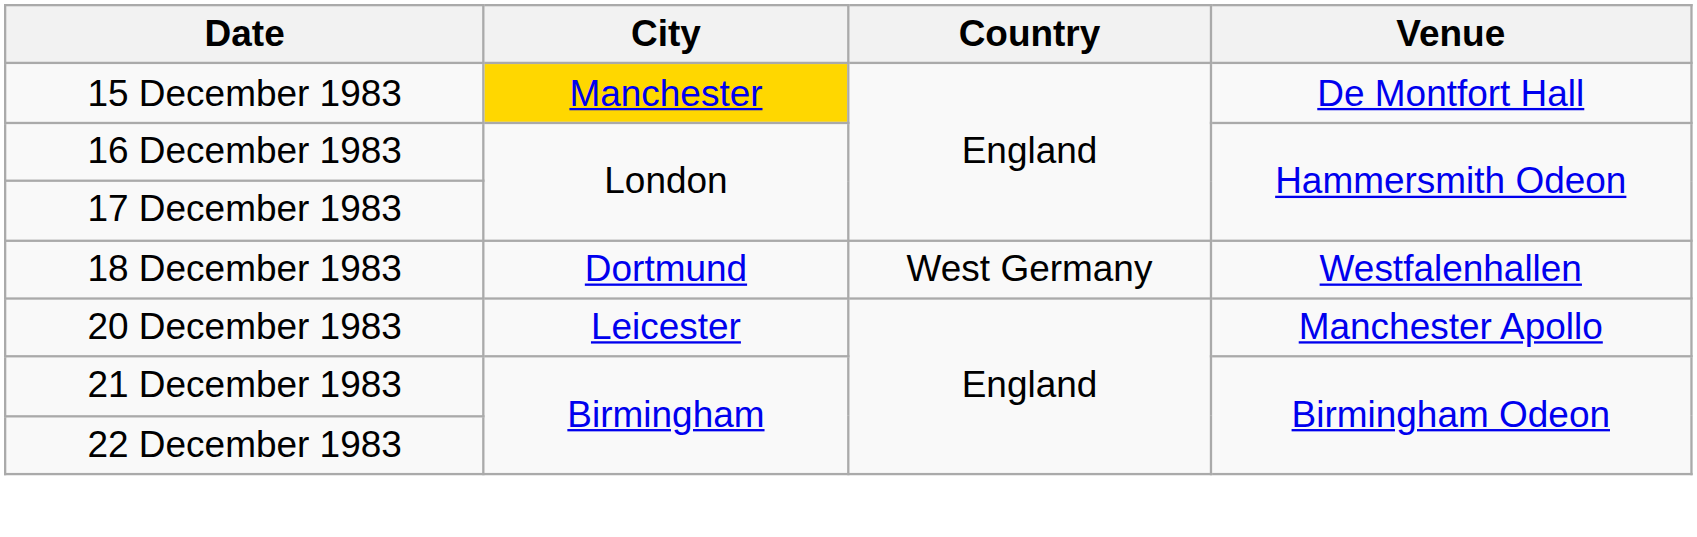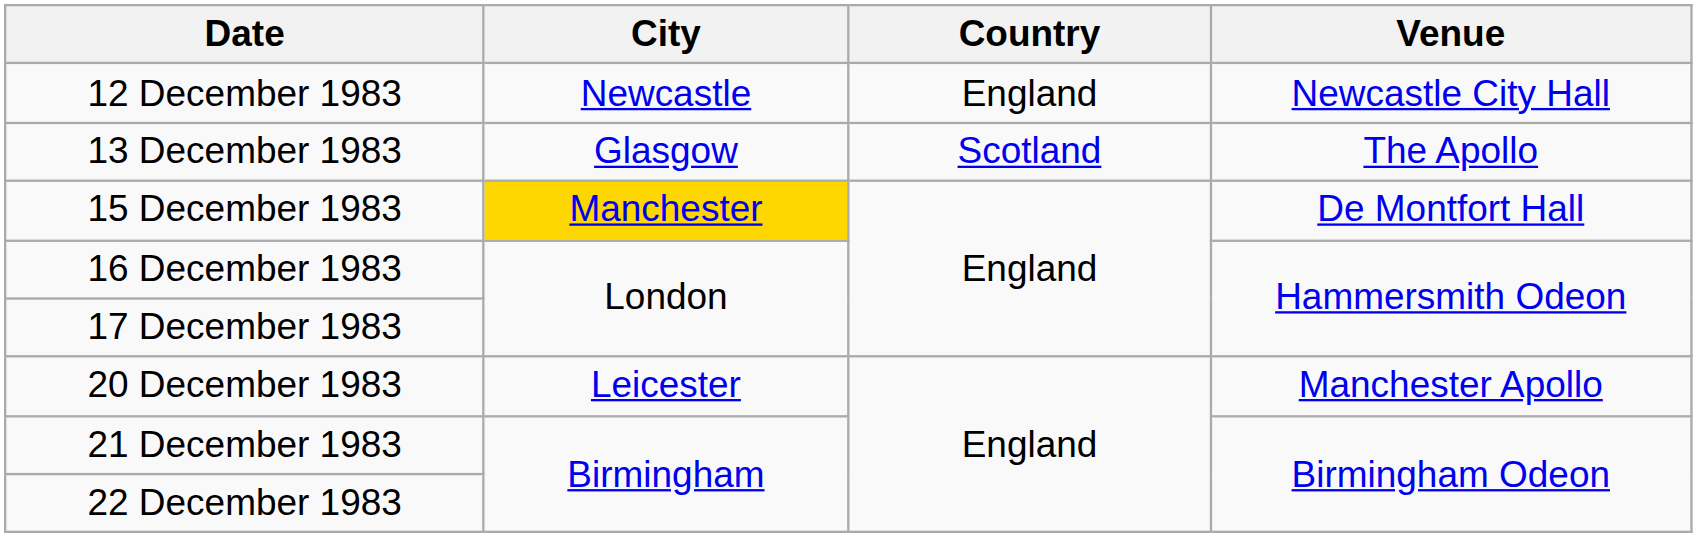+ row: (245, 92)
+ row: (245, 151)
- row: (245, 268)
